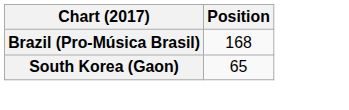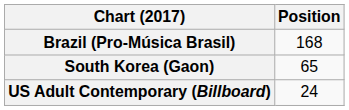+ row: (139, 92)
